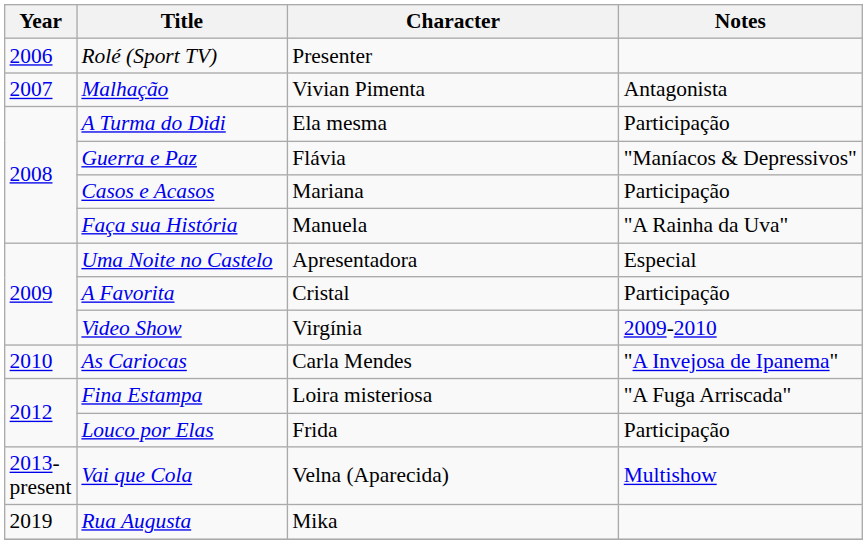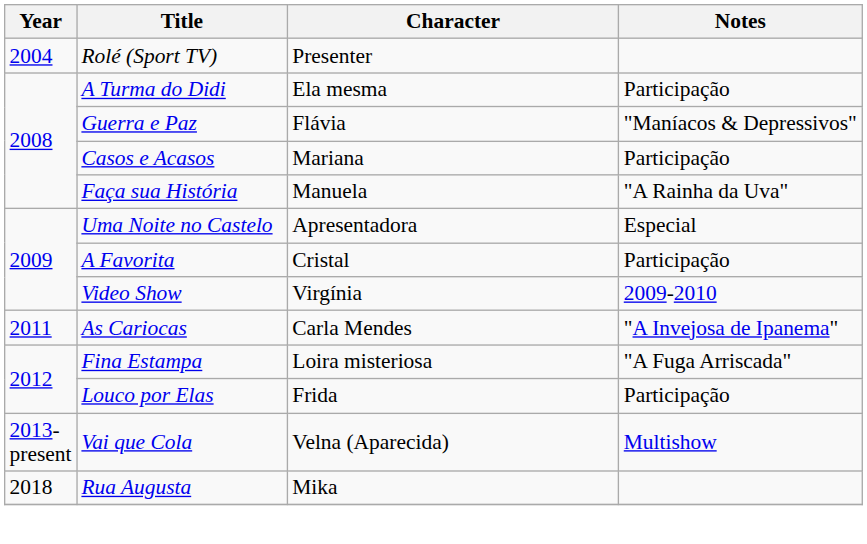(31, 55) 2006 -> (31, 55) 2004
- row: (125, 89)
(31, 361) 2010 -> (31, 327) 2011
(31, 521) 2019 -> (31, 487) 2018
